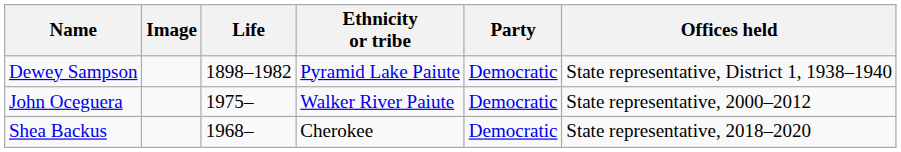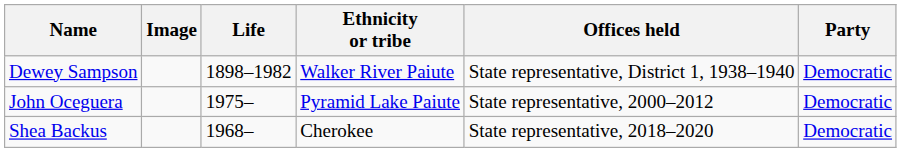columns swapped: (513, 30) <-> (729, 30)
(380, 71) Pyramid Lake Paiute -> (377, 71) Walker River Paiute
(377, 101) Walker River Paiute -> (380, 101) Pyramid Lake Paiute
